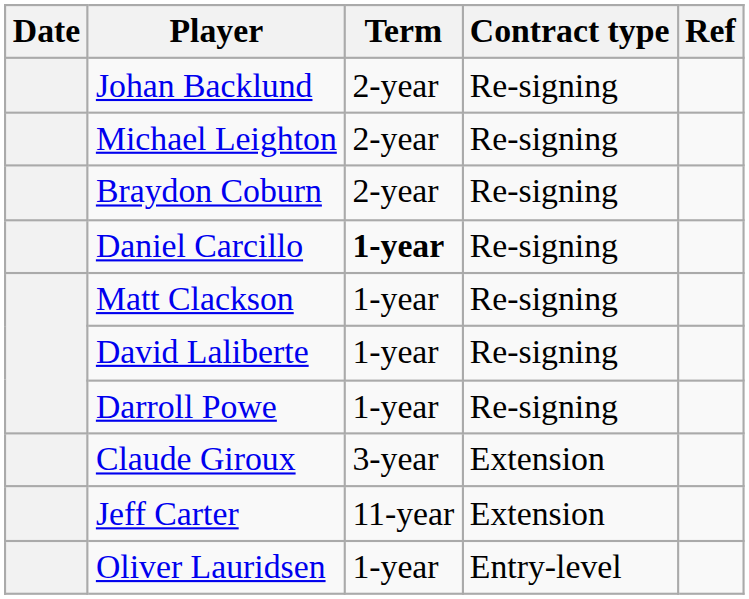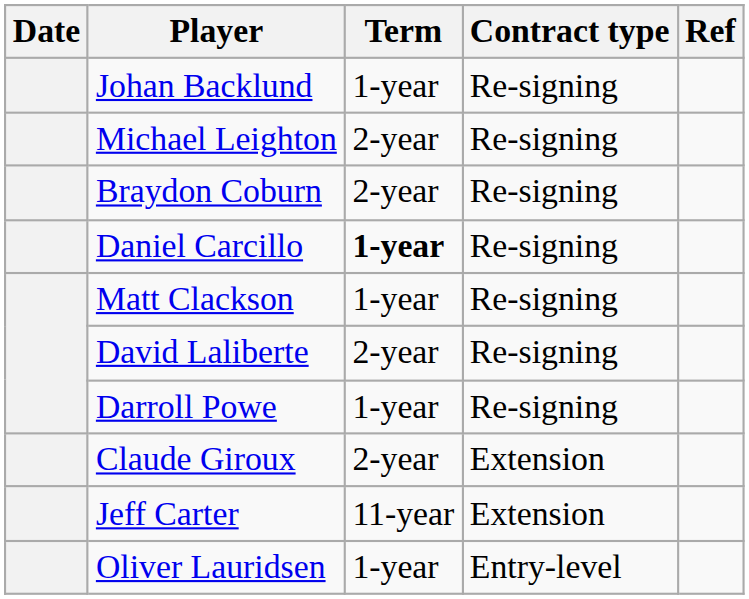(395, 84) 2-year -> (395, 84) 1-year
(395, 352) 1-year -> (395, 352) 2-year
(395, 459) 3-year -> (395, 459) 2-year
